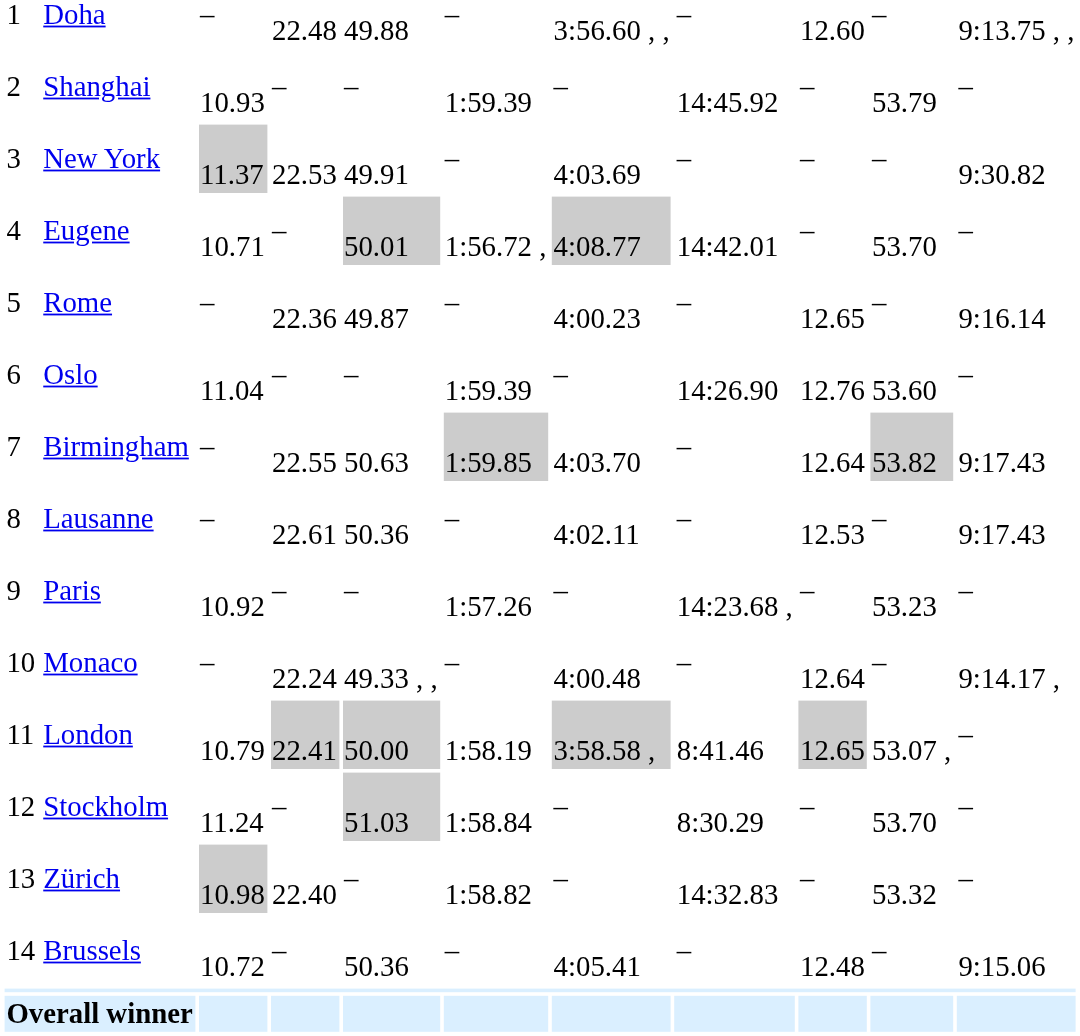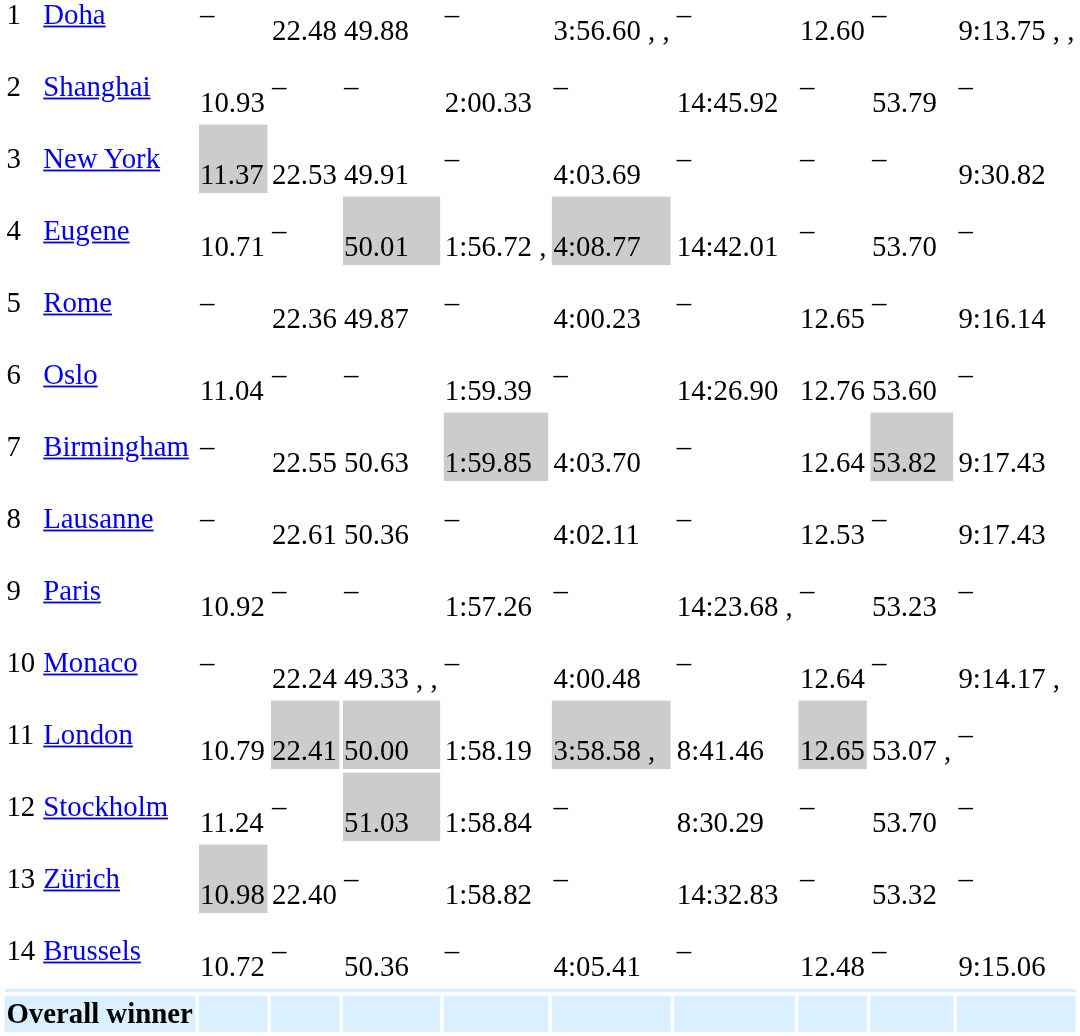(488, 102) 1:59.39 -> (488, 102) 2:00.33
